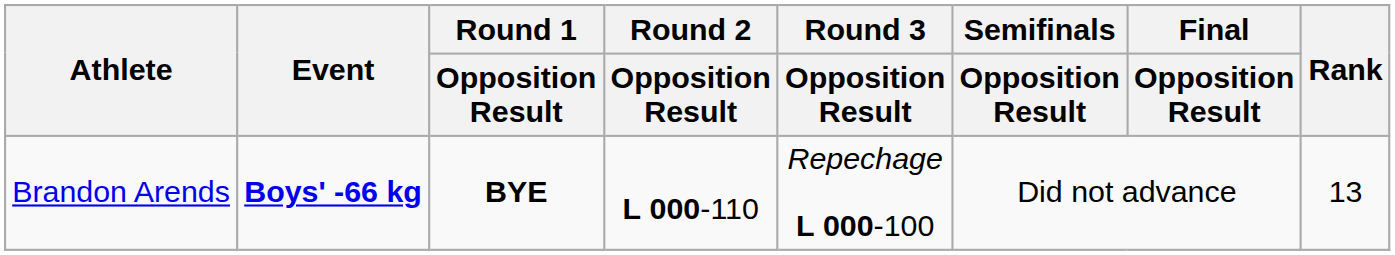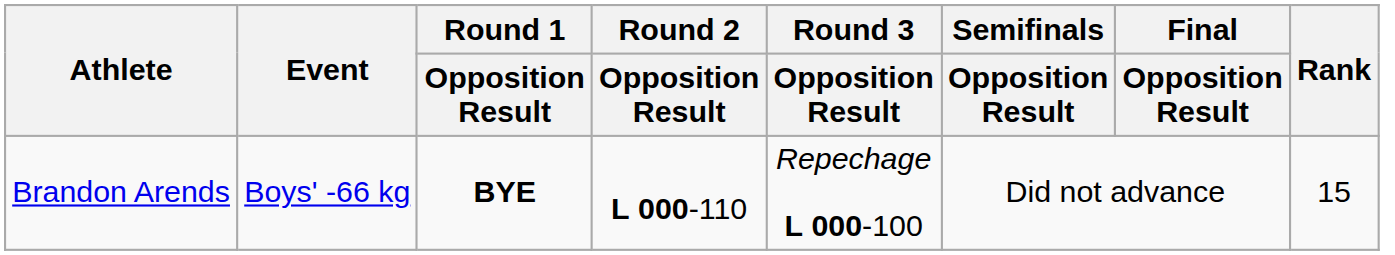(333, 193) bold -> (327, 193) normal
(1346, 193) 13 -> (1334, 193) 15
